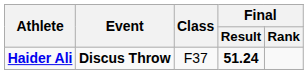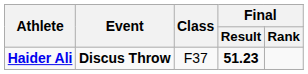(241, 59) 51.24 -> (241, 59) 51.23
